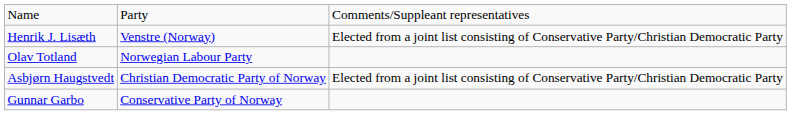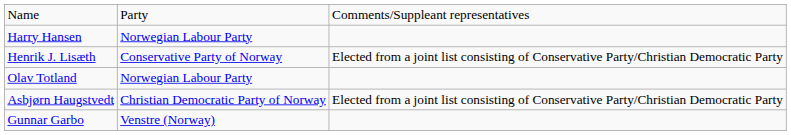+ row: (45, 36)
(168, 36) Venstre (Norway) -> (201, 57) Conservative Party of Norway
(201, 99) Conservative Party of Norway -> (168, 120) Venstre (Norway)
